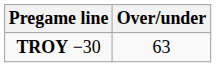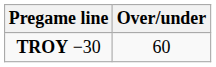(161, 47) 63 -> (161, 47) 60
